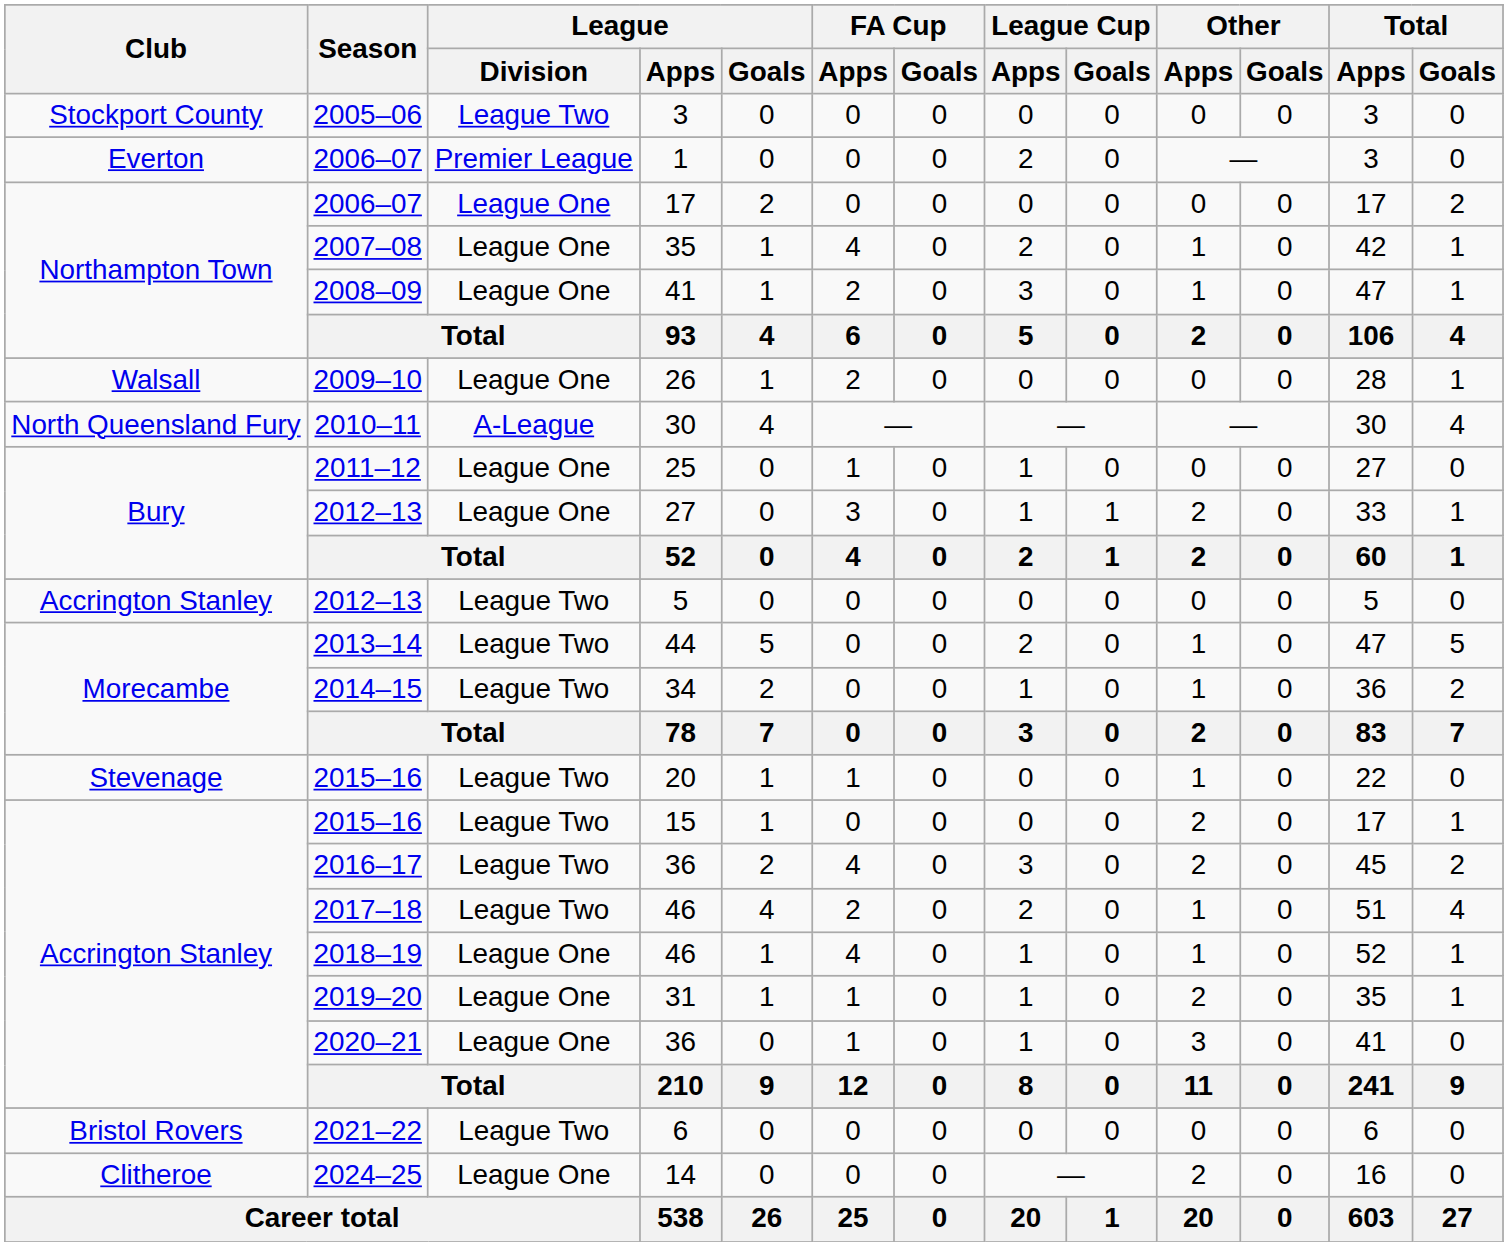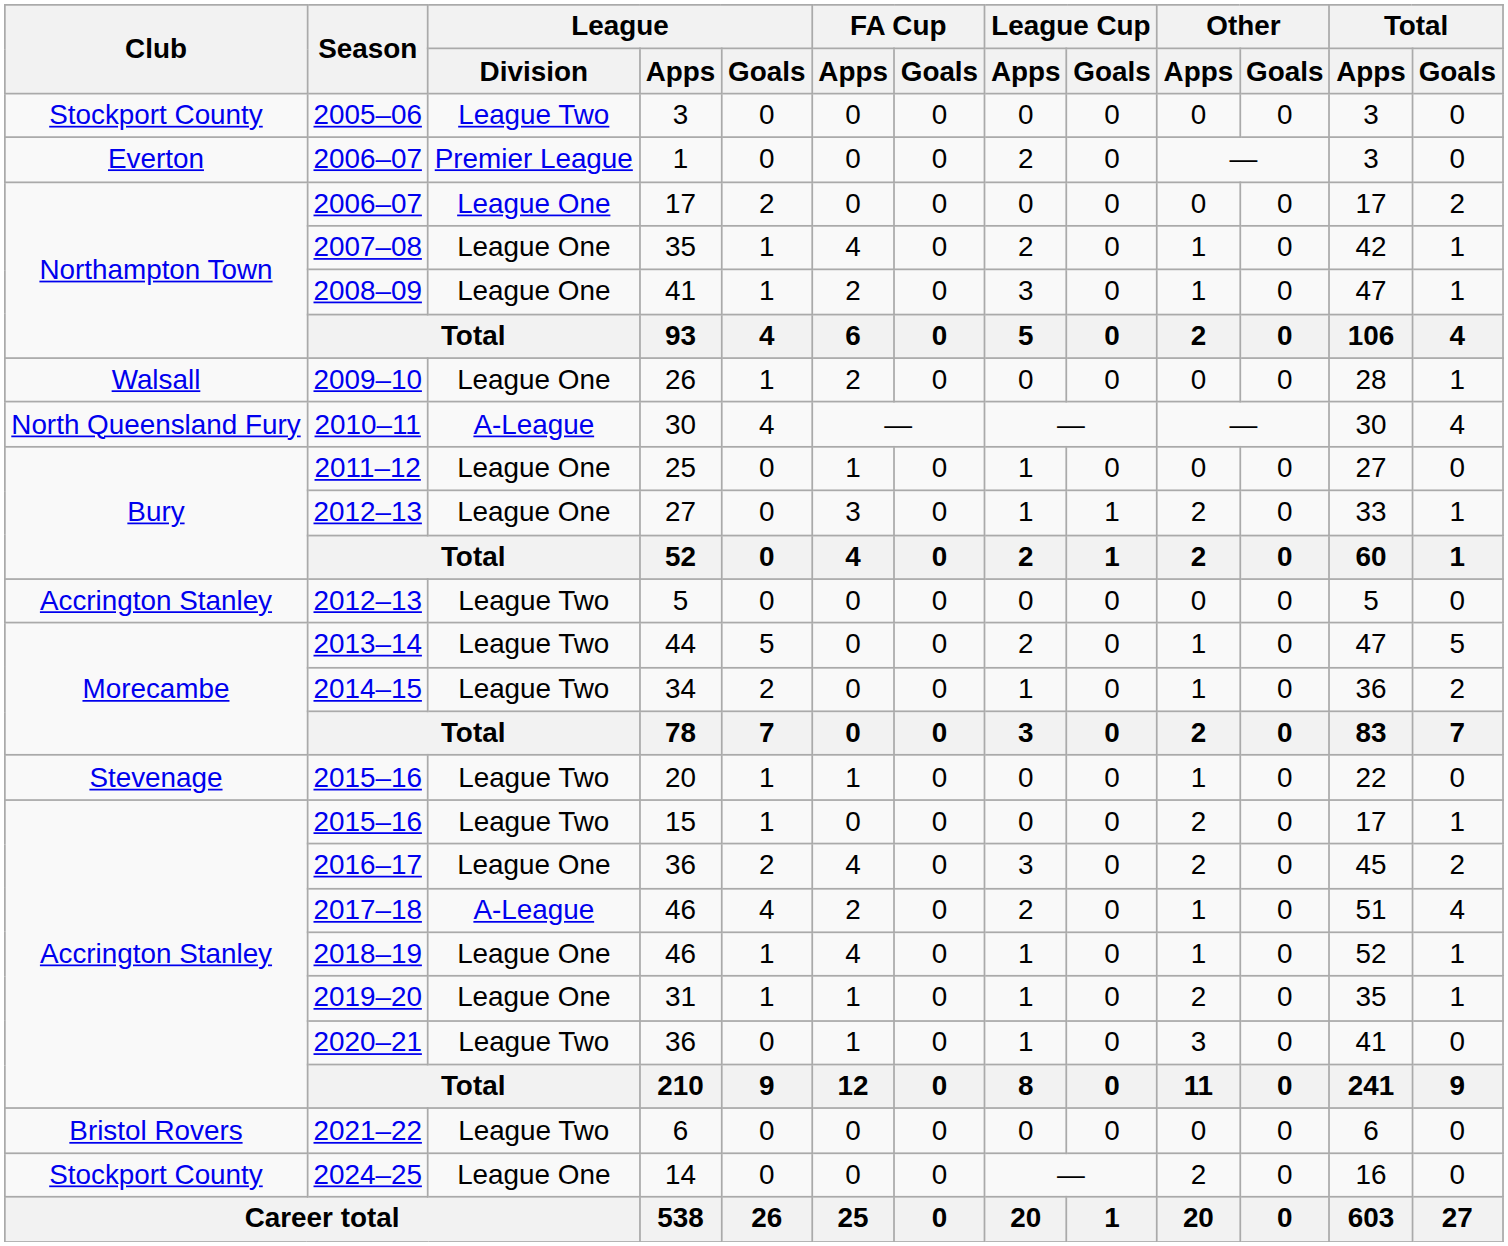(534, 865) League Two -> (534, 865) League One
(534, 909) League Two -> (534, 909) A-League
(534, 1042) League One -> (534, 1042) League Two
(156, 1174) Clitheroe -> (156, 1174) Stockport County
